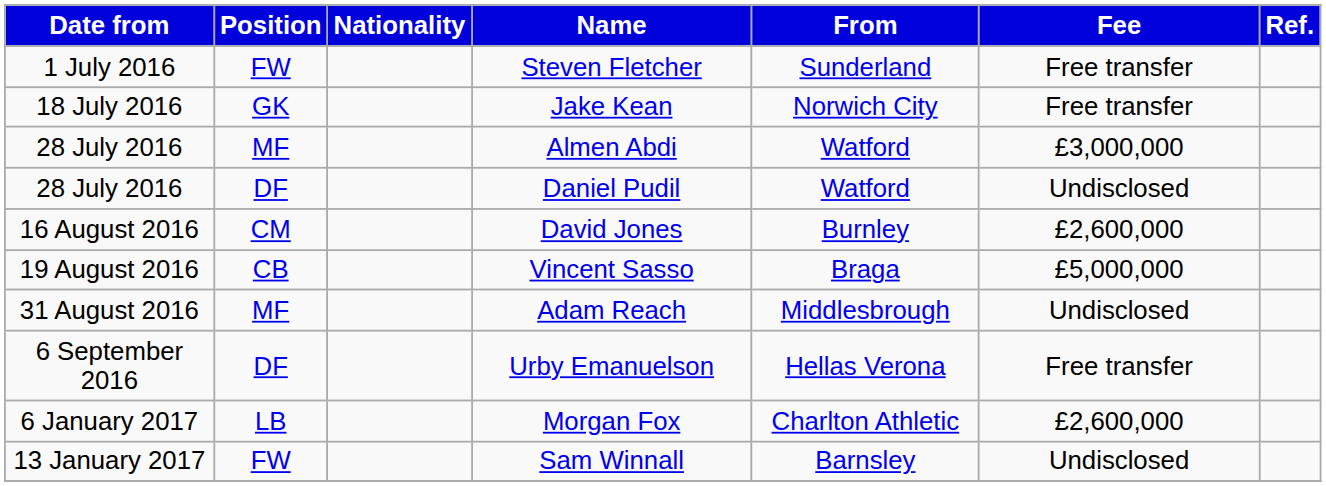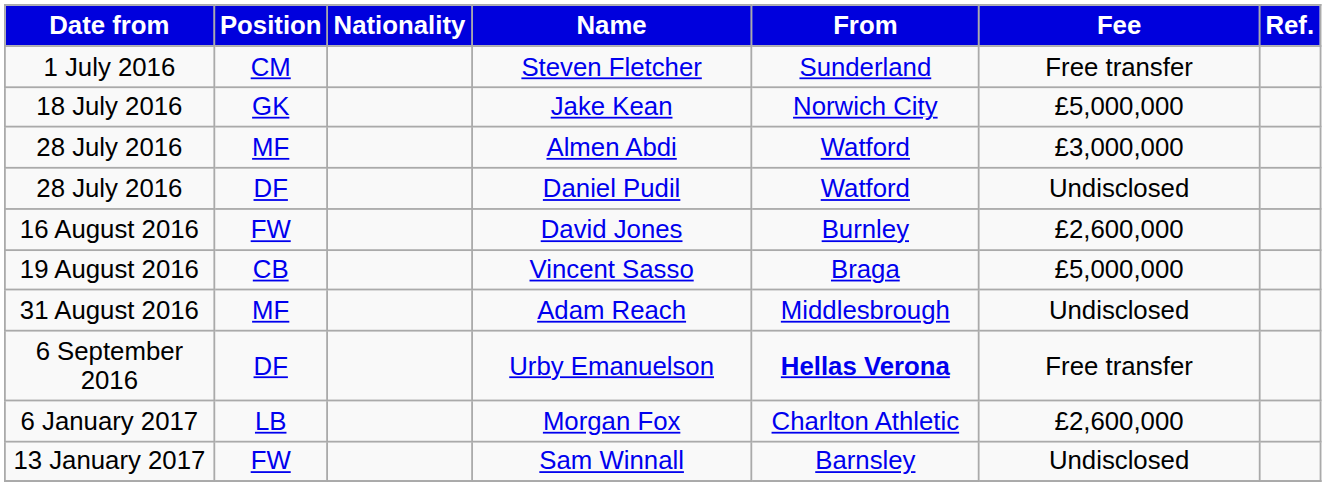(271, 66) FW -> (271, 66) CM
(1119, 107) Free transfer -> (1119, 107) £5,000,000
(271, 229) CM -> (271, 229) FW
(865, 366) normal -> (865, 366) bold
